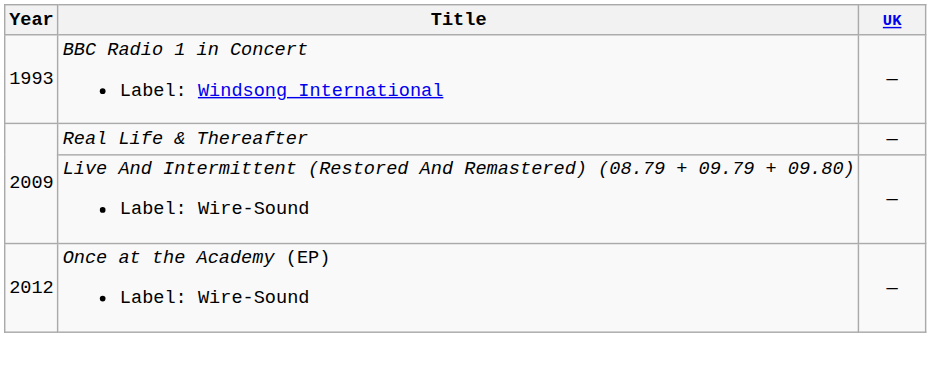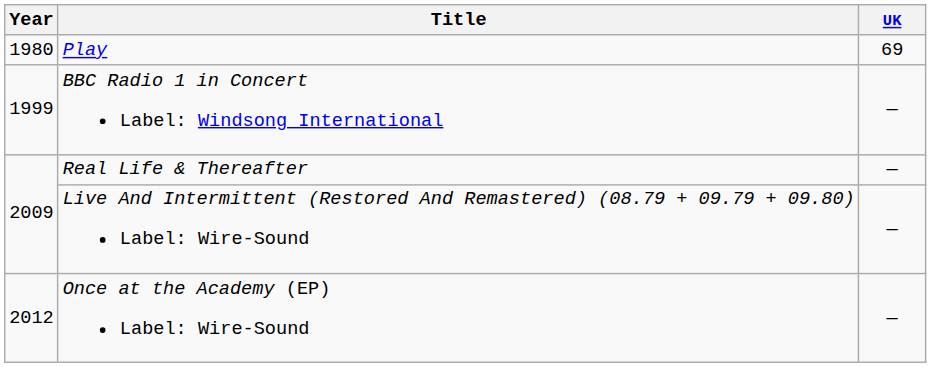+ row: (85, 50)
(31, 79) 1993 -> (31, 110) 1999
